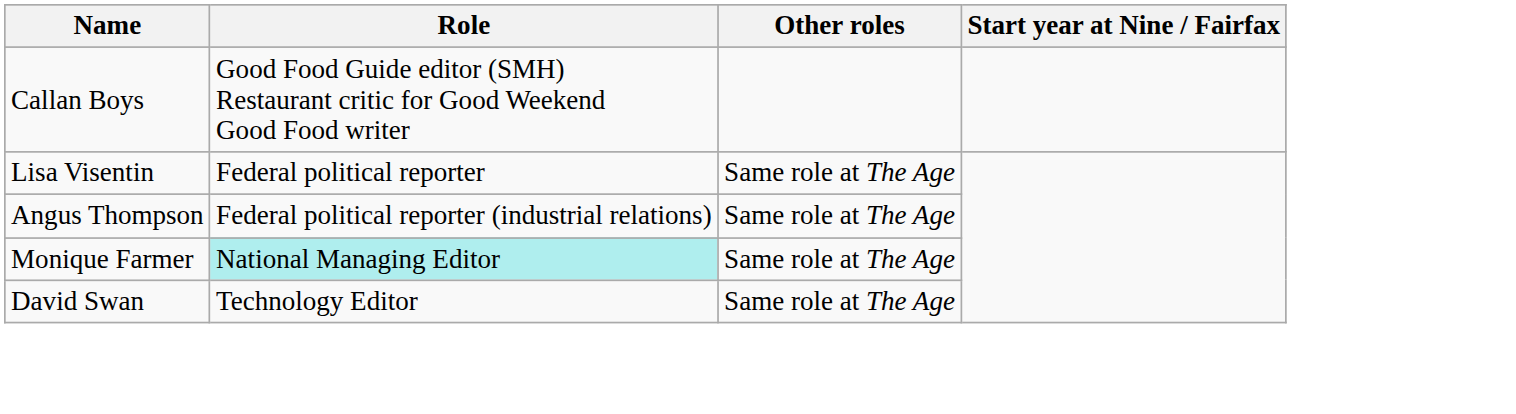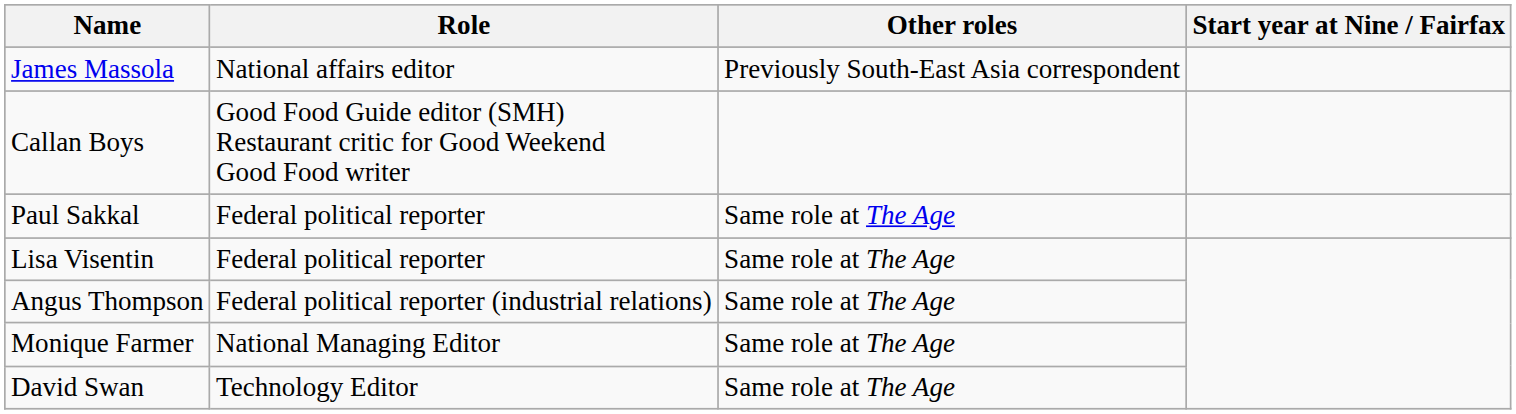+ row: (93, 68)
+ row: (75, 215)
(358, 258) paleturquoise background -> (358, 344) no background
